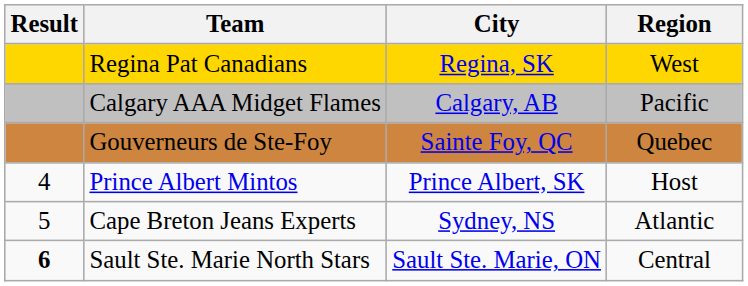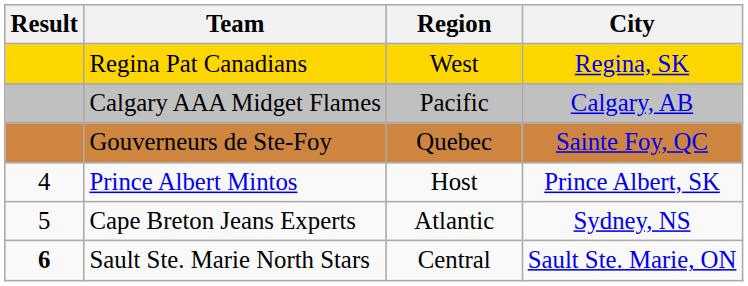columns swapped: (674, 24) <-> (497, 24)
